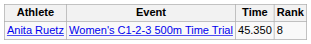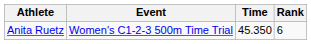(280, 30) 8 -> (280, 30) 6
